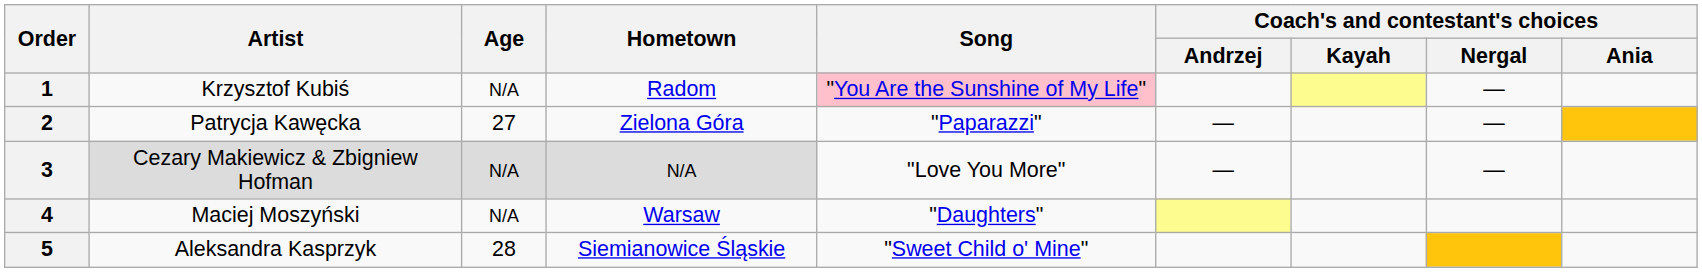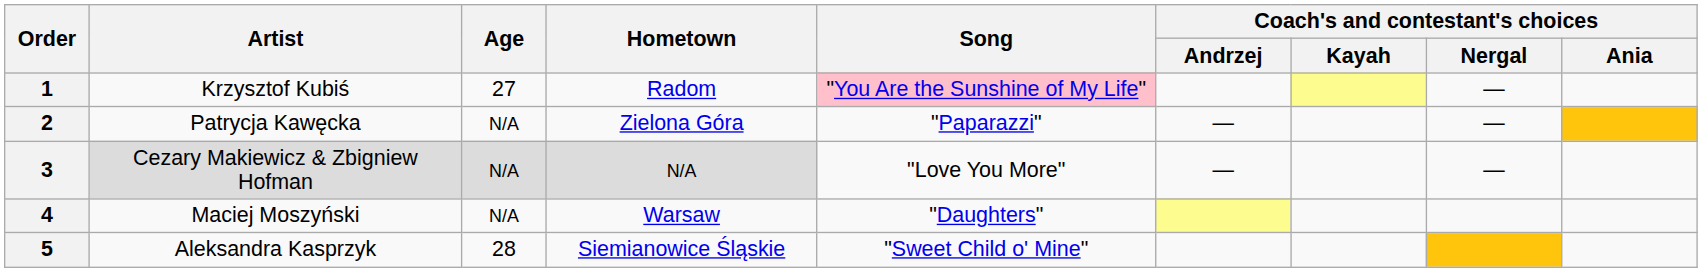(504, 90) N/A -> (504, 89) 27
(504, 123) 27 -> (504, 124) N/A
